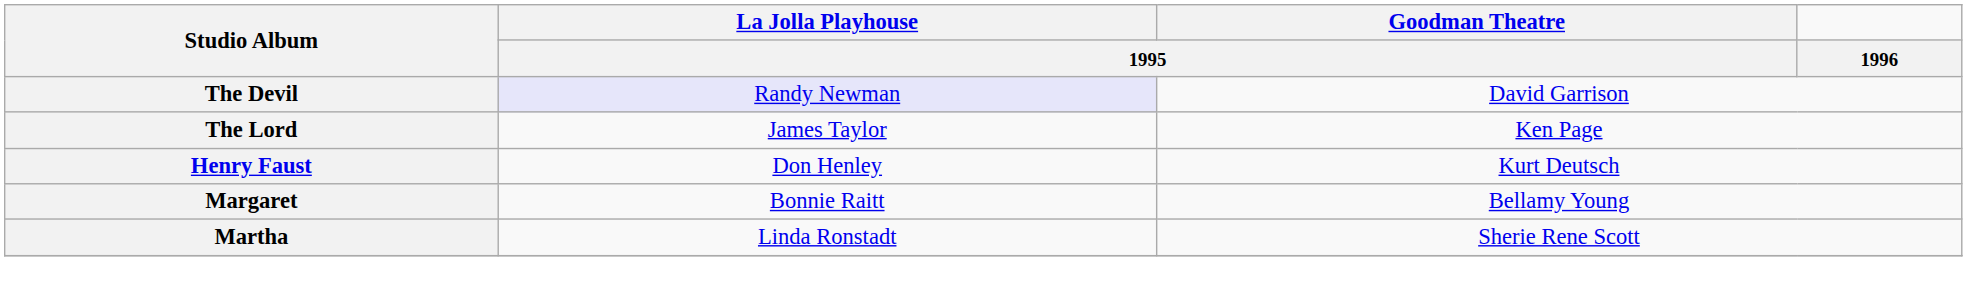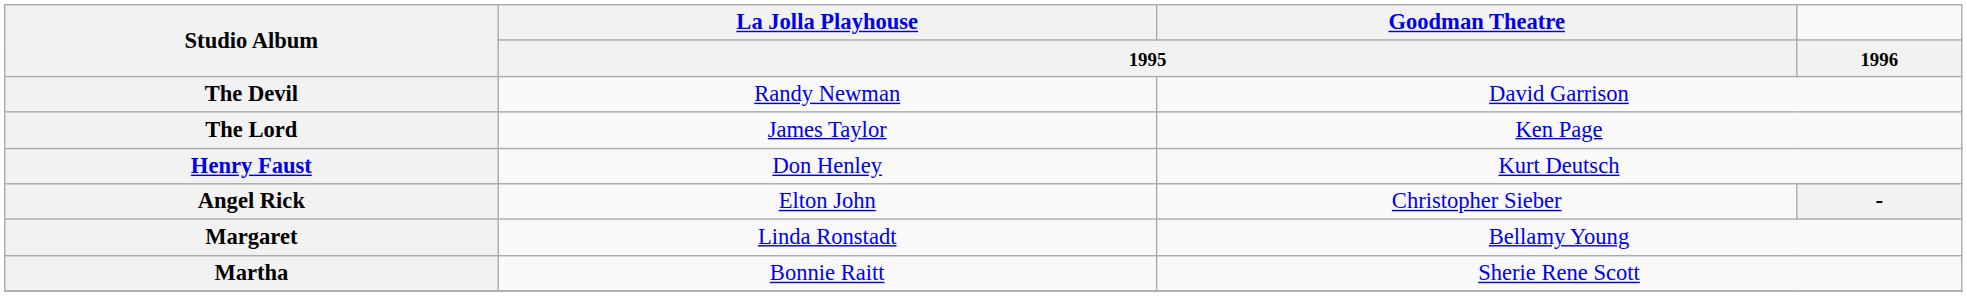(827, 93) lavender background -> (827, 93) no background
+ row: (251, 201)
(827, 201) Bonnie Raitt -> (827, 237) Linda Ronstadt
(827, 237) Linda Ronstadt -> (827, 272) Bonnie Raitt
